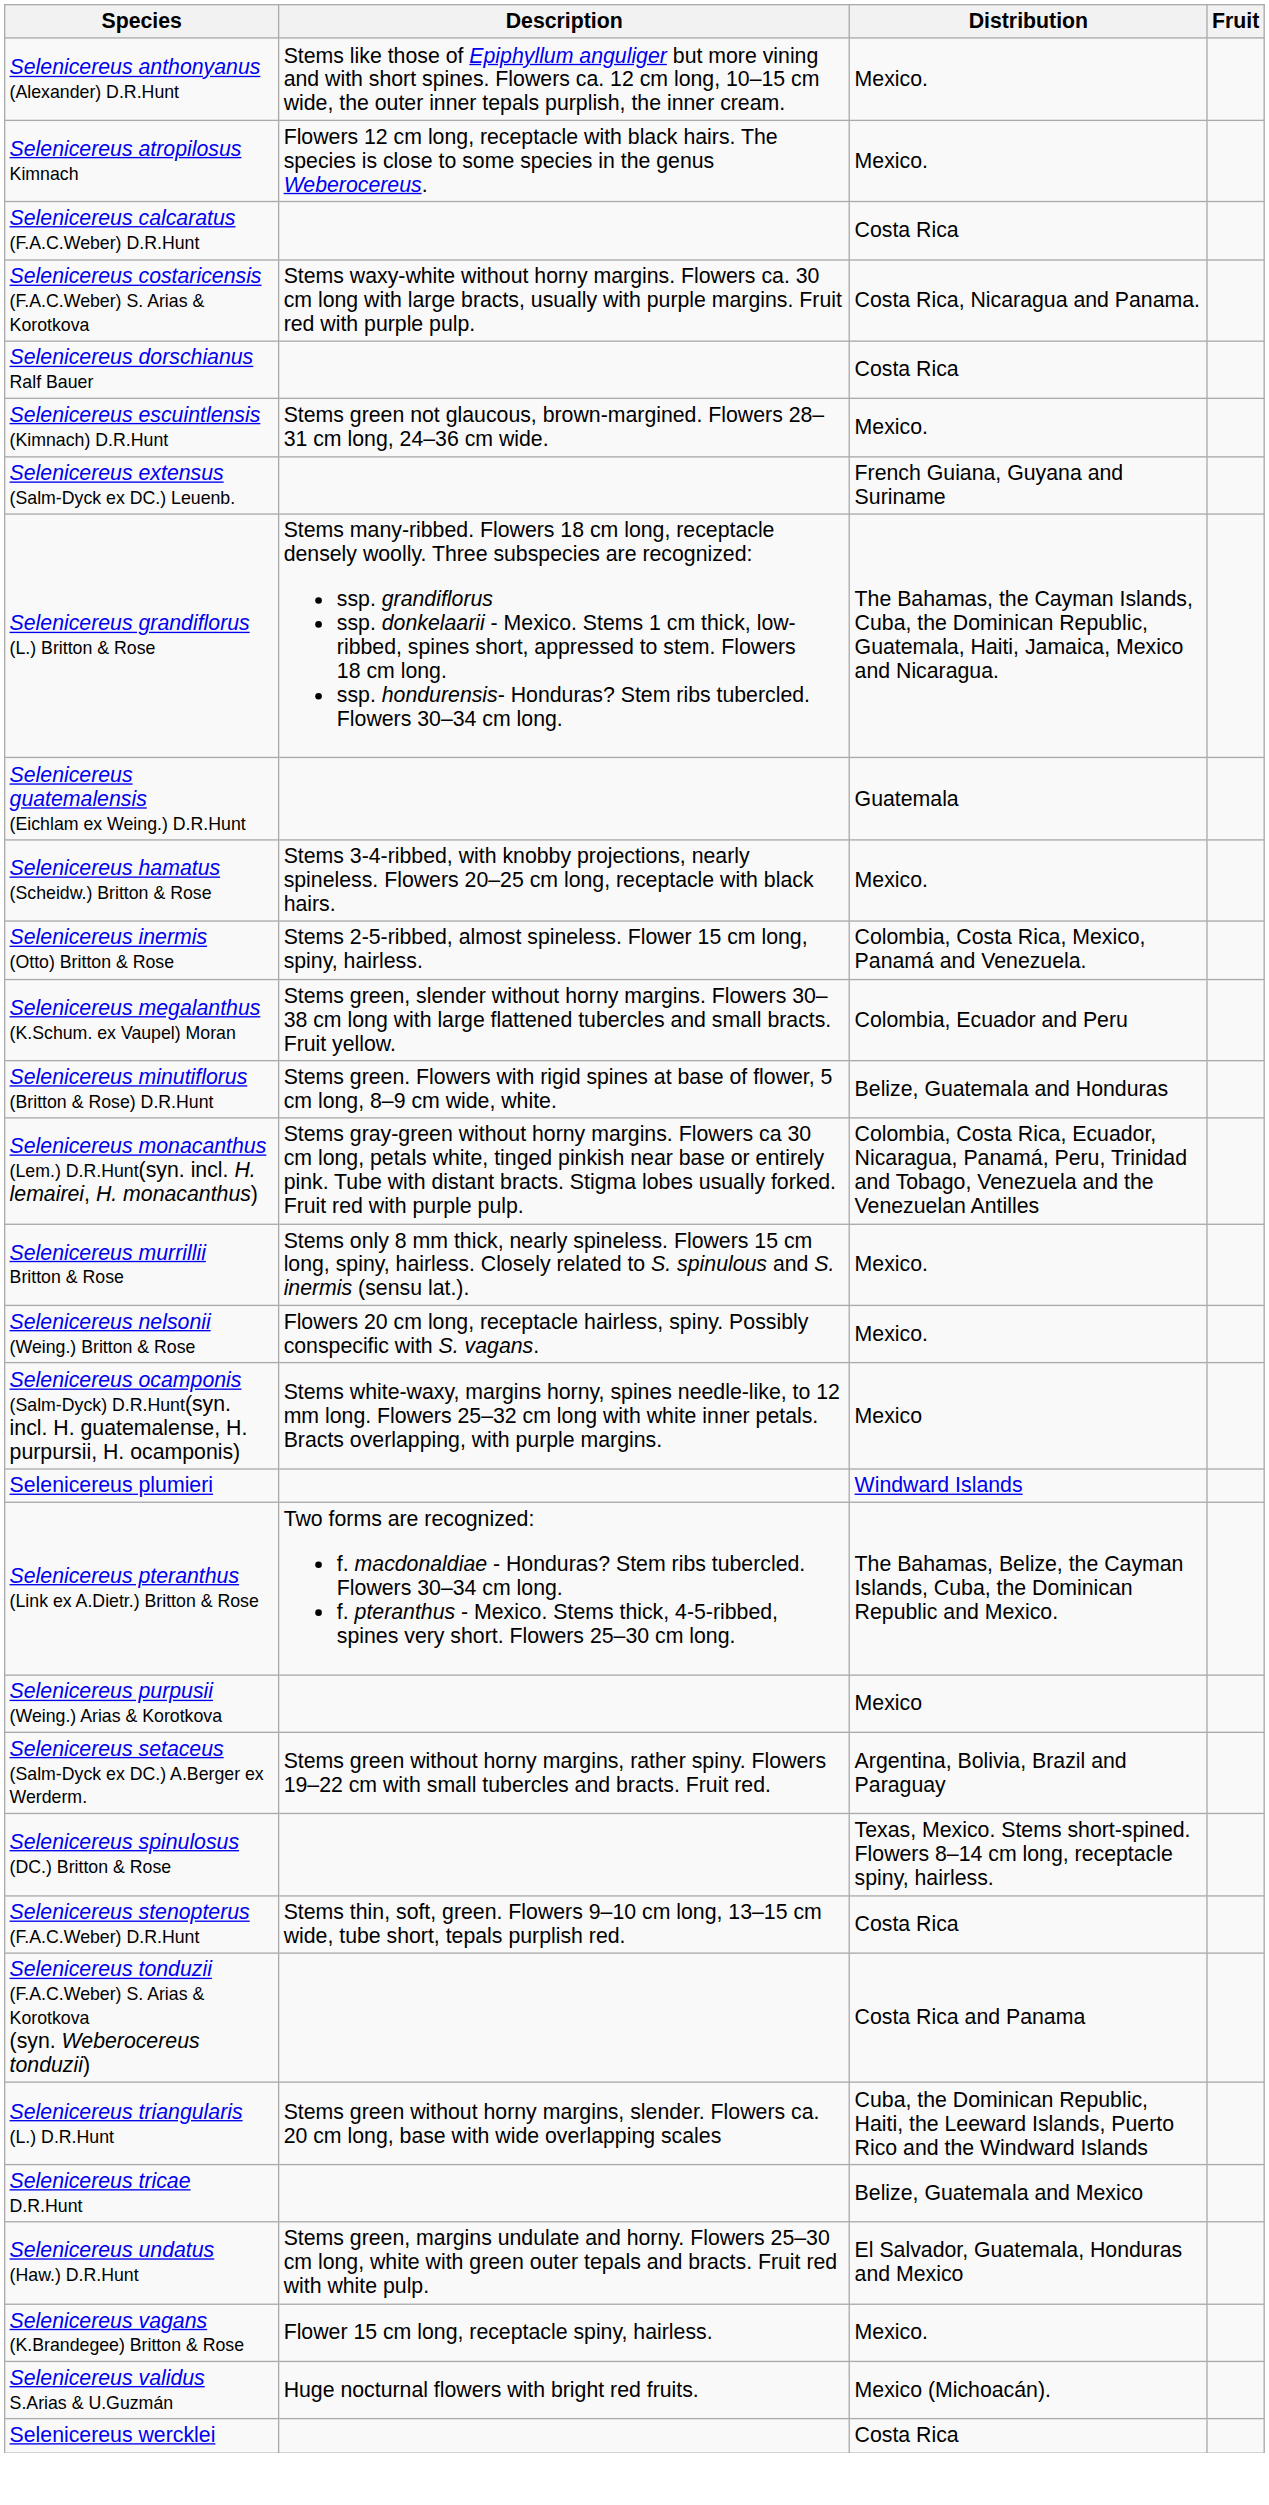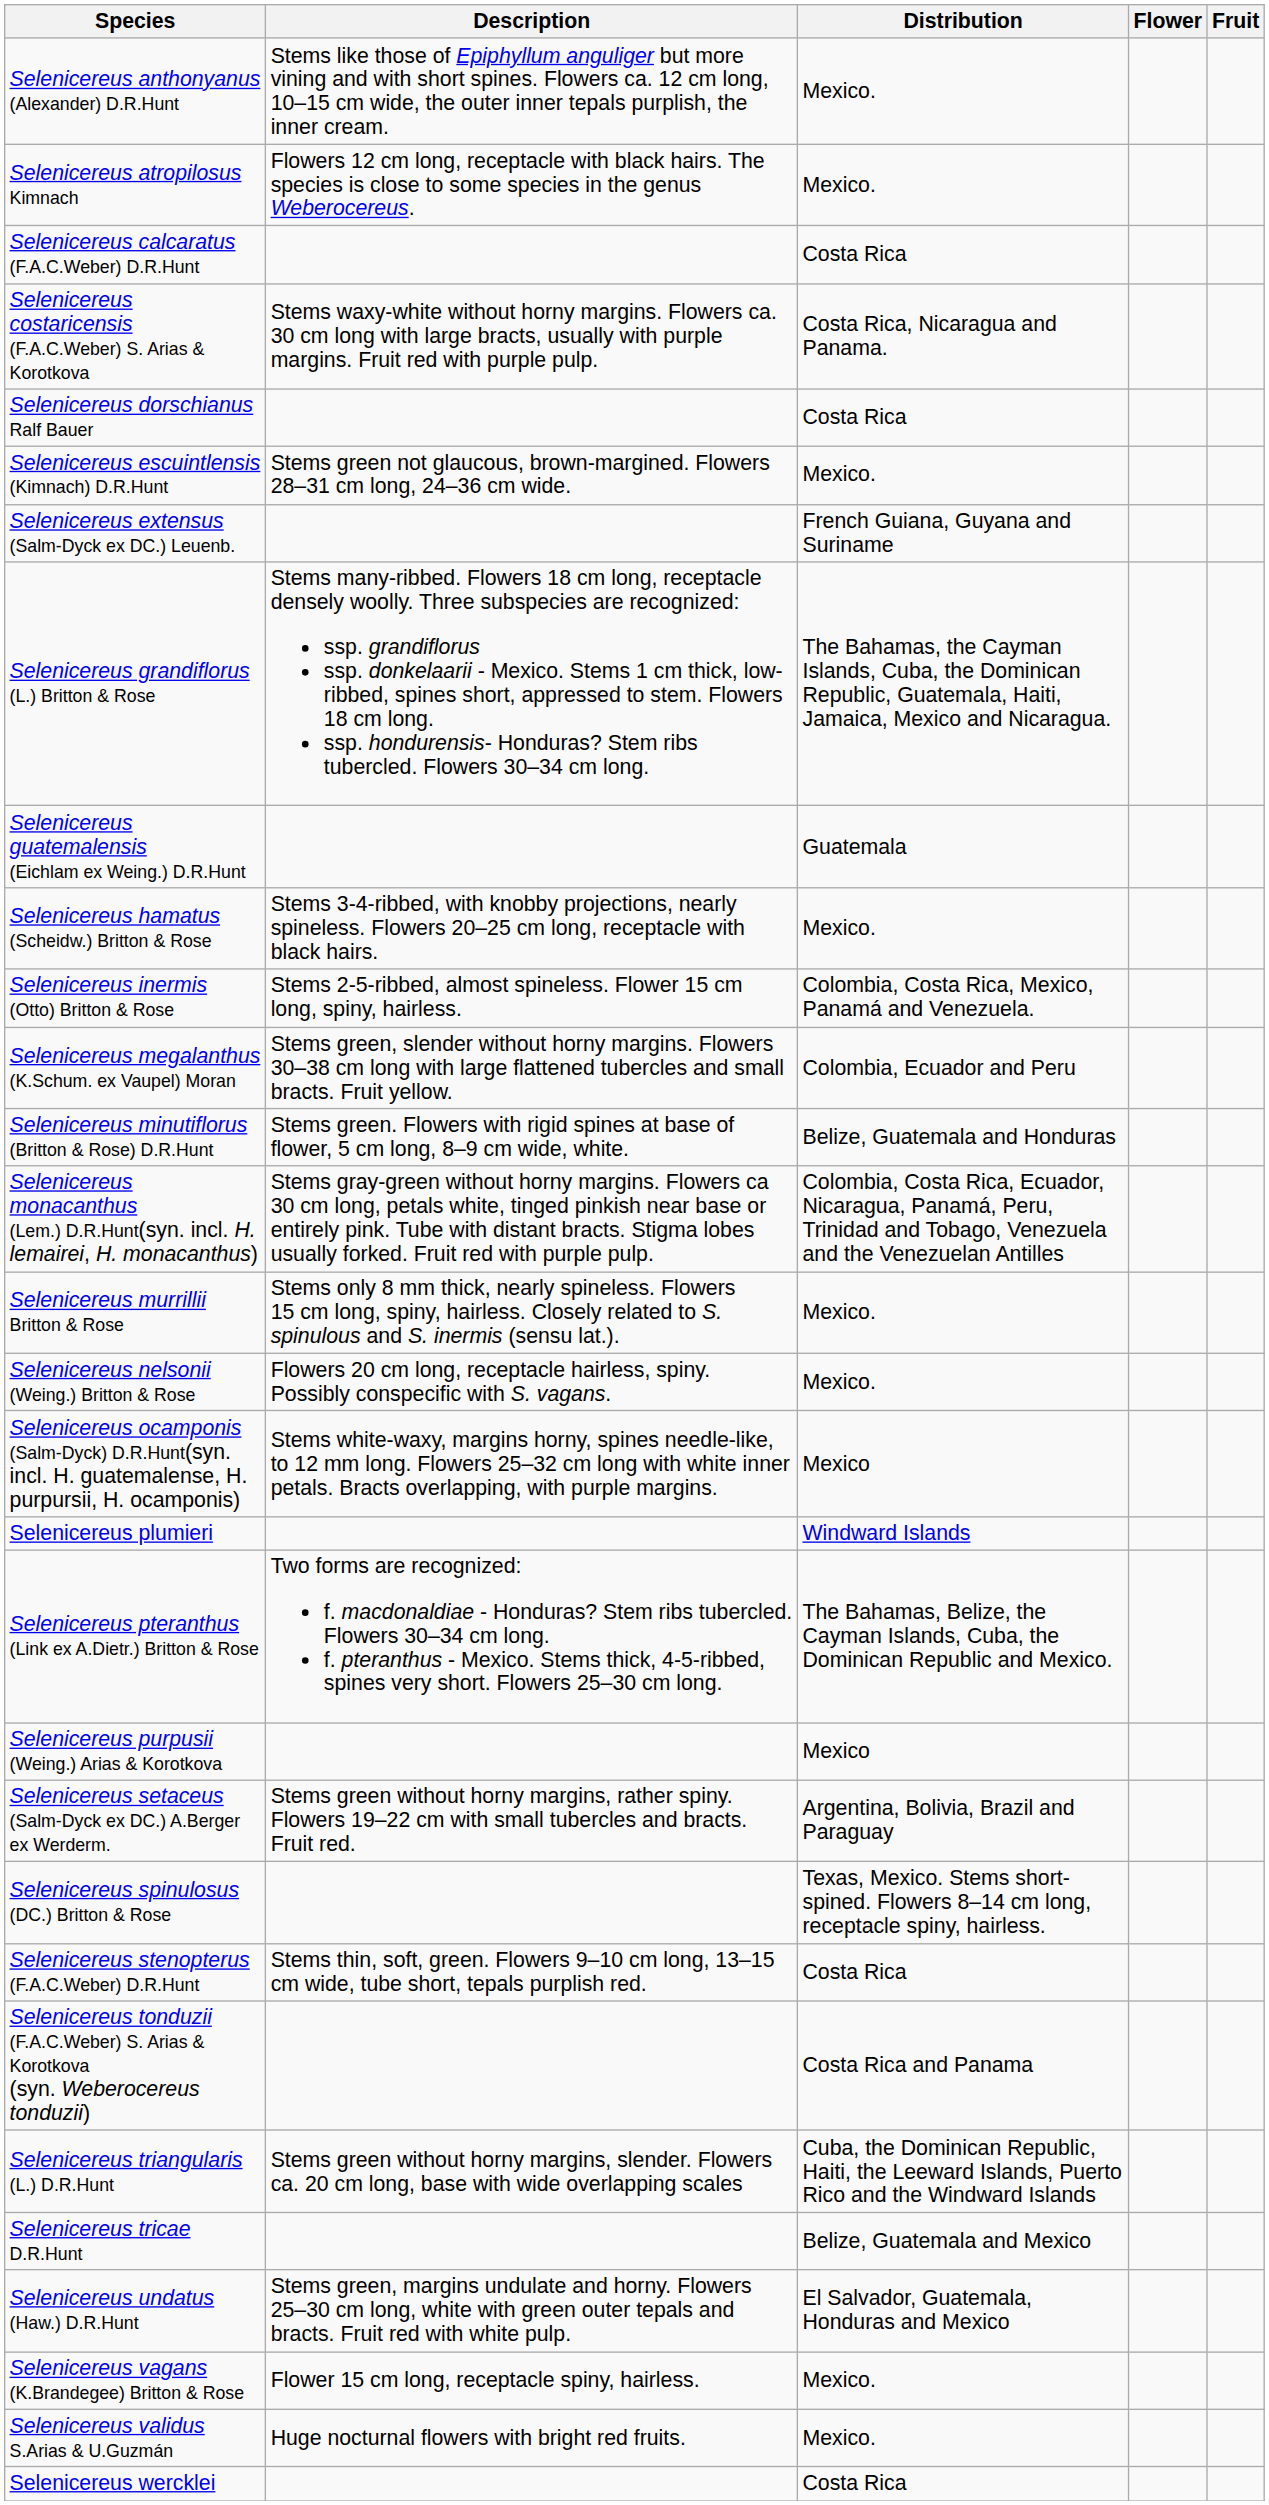+ column: (1168, 21)
(953, 2389) Mexico (Michoacán). -> (839, 2437) Mexico.
